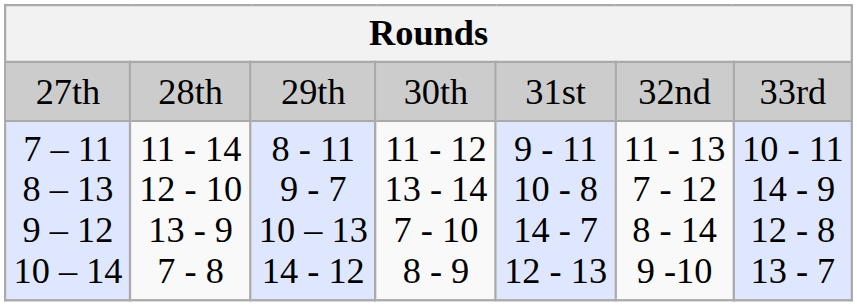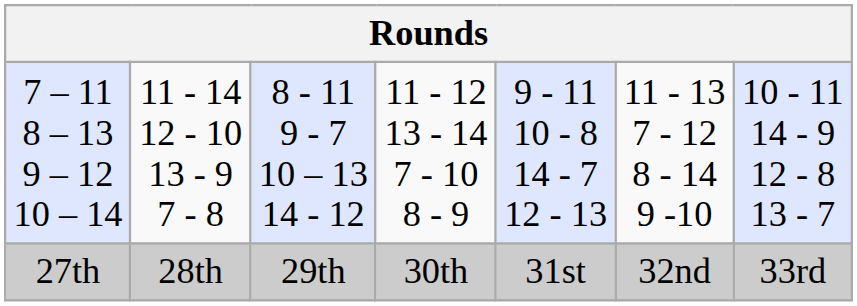rows swapped: (68, 90) <-> (68, 209)
